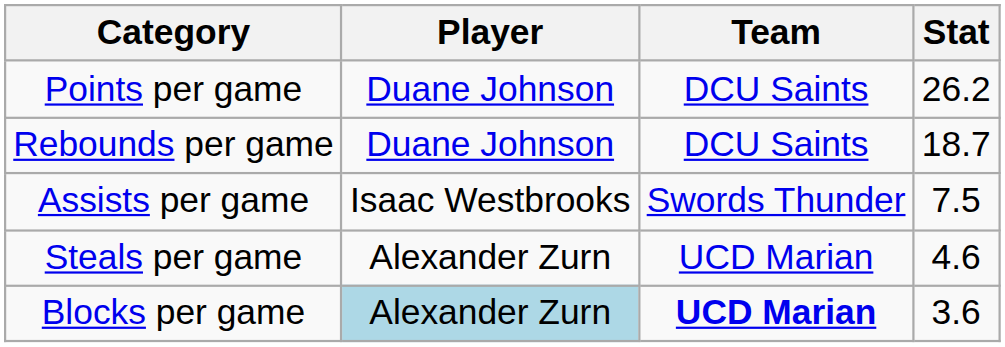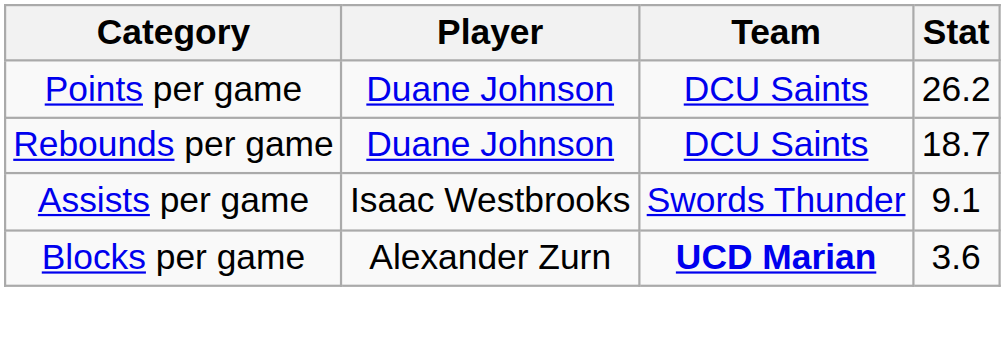(956, 200) 7.5 -> (956, 200) 9.1
- row: (173, 256)
(490, 312) lightblue background -> (490, 256) no background
